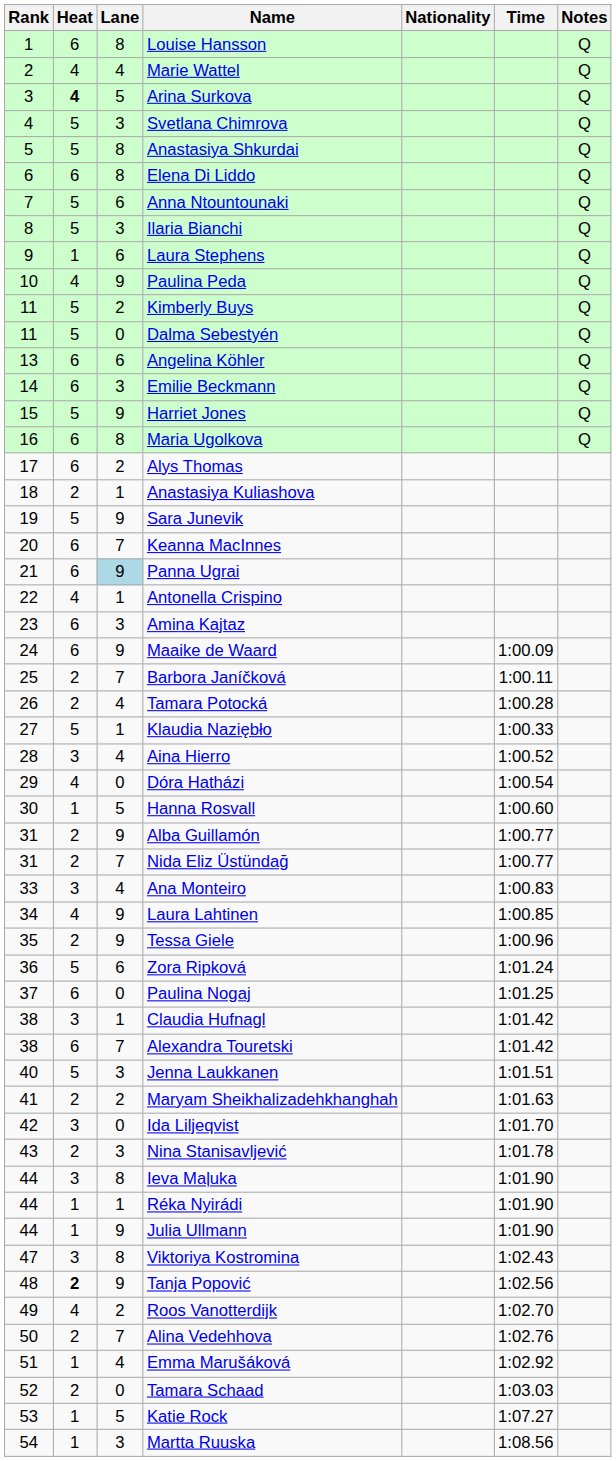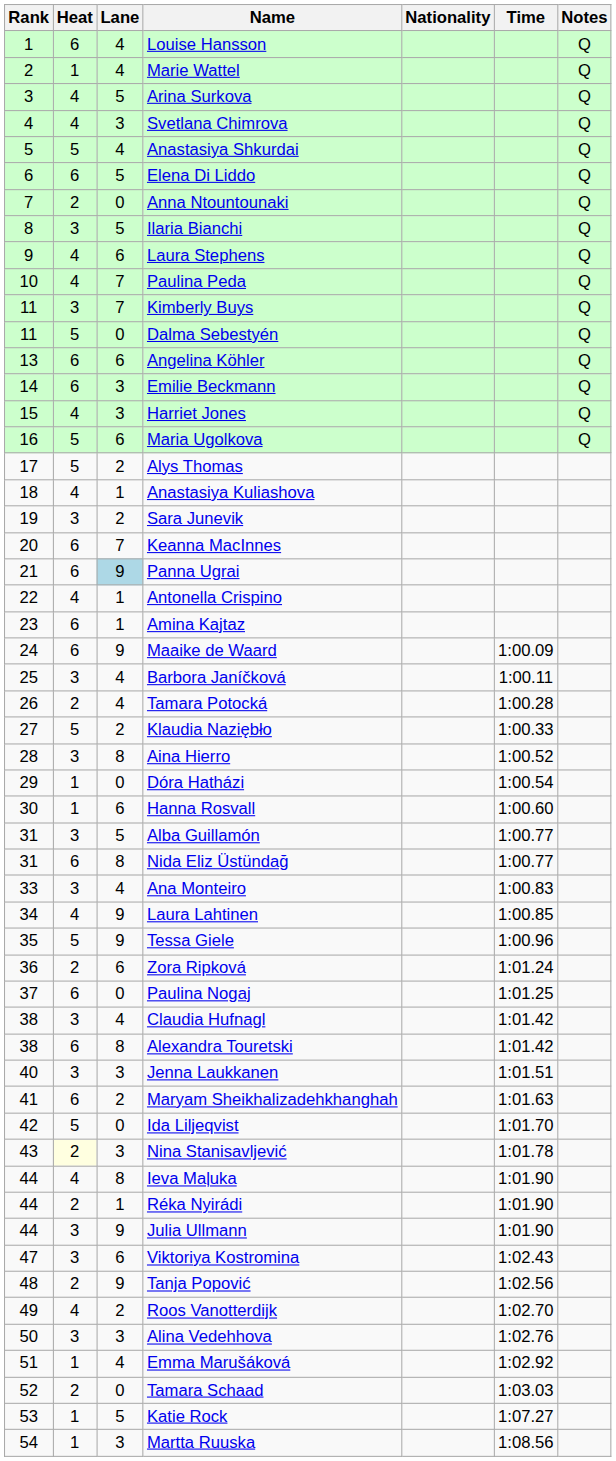(120, 44) 8 -> (120, 44) 4
(75, 70) 4 -> (75, 70) 1
(75, 96) bold -> (75, 96) normal
(75, 123) 5 -> (75, 123) 4
(120, 149) 8 -> (120, 149) 4
(120, 176) 8 -> (120, 176) 5
(75, 202) 5 -> (75, 202) 2
(120, 202) 6 -> (120, 202) 0
(75, 228) 5 -> (75, 228) 3
(120, 228) 3 -> (120, 228) 5
(75, 255) 1 -> (75, 255) 4
(120, 281) 9 -> (120, 281) 7
(75, 307) 5 -> (75, 307) 3
(120, 307) 2 -> (120, 307) 7
(75, 413) 5 -> (75, 413) 4
(120, 413) 9 -> (120, 413) 3
(75, 439) 6 -> (75, 439) 5
(120, 439) 8 -> (120, 439) 6
(75, 466) 6 -> (75, 466) 5
(75, 492) 2 -> (75, 492) 4
(75, 519) 5 -> (75, 519) 3
(120, 519) 9 -> (120, 519) 2
(120, 624) 3 -> (120, 624) 1
(75, 677) 2 -> (75, 677) 3
(120, 677) 7 -> (120, 677) 4
(120, 730) 1 -> (120, 730) 2
(120, 756) 4 -> (120, 756) 8
(75, 783) 4 -> (75, 783) 1
(120, 809) 5 -> (120, 809) 6
(75, 835) 2 -> (75, 835) 3
(120, 835) 9 -> (120, 835) 5
(75, 862) 2 -> (75, 862) 6
(120, 862) 7 -> (120, 862) 8
(75, 941) 2 -> (75, 941) 5
(75, 967) 5 -> (75, 967) 2
(120, 1020) 1 -> (120, 1020) 4
(120, 1046) 7 -> (120, 1046) 8
(75, 1073) 5 -> (75, 1073) 3
(75, 1099) 2 -> (75, 1099) 6
(75, 1126) 3 -> (75, 1126) 5
(75, 1152) no background -> (75, 1152) lightyellow background
(75, 1178) 3 -> (75, 1178) 4
(75, 1205) 1 -> (75, 1205) 2
(75, 1231) 1 -> (75, 1231) 3
(120, 1258) 8 -> (120, 1258) 6
(75, 1284) bold -> (75, 1284) normal
(75, 1337) 2 -> (75, 1337) 3
(120, 1337) 7 -> (120, 1337) 3
